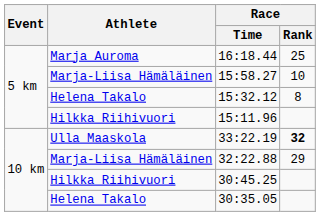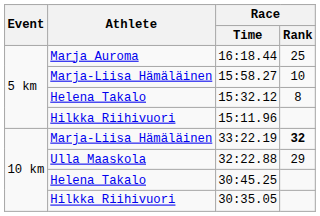(98, 138) Ulla Maaskola -> (131, 138) Marja-Liisa Hämäläinen
(131, 159) Marja-Liisa Hämäläinen -> (98, 159) Ulla Maaskola
(113, 180) Hilkka Riihivuori -> (98, 180) Helena Takalo
(98, 200) Helena Takalo -> (113, 200) Hilkka Riihivuori
